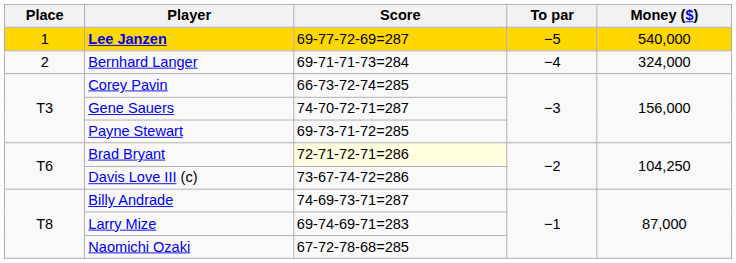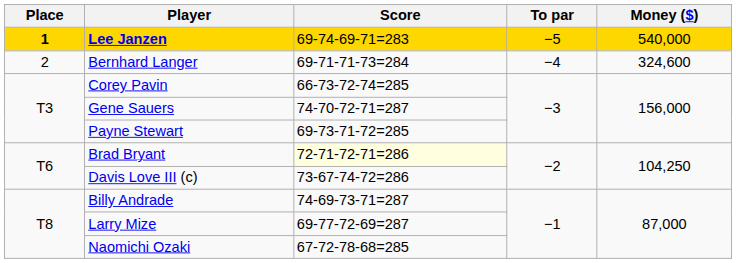(45, 39) normal -> (45, 39) bold
(353, 39) 69-77-72-69=287 -> (353, 39) 69-74-69-71=283
(664, 62) 324,000 -> (664, 62) 324,600
(353, 223) 69-74-69-71=283 -> (353, 223) 69-77-72-69=287
